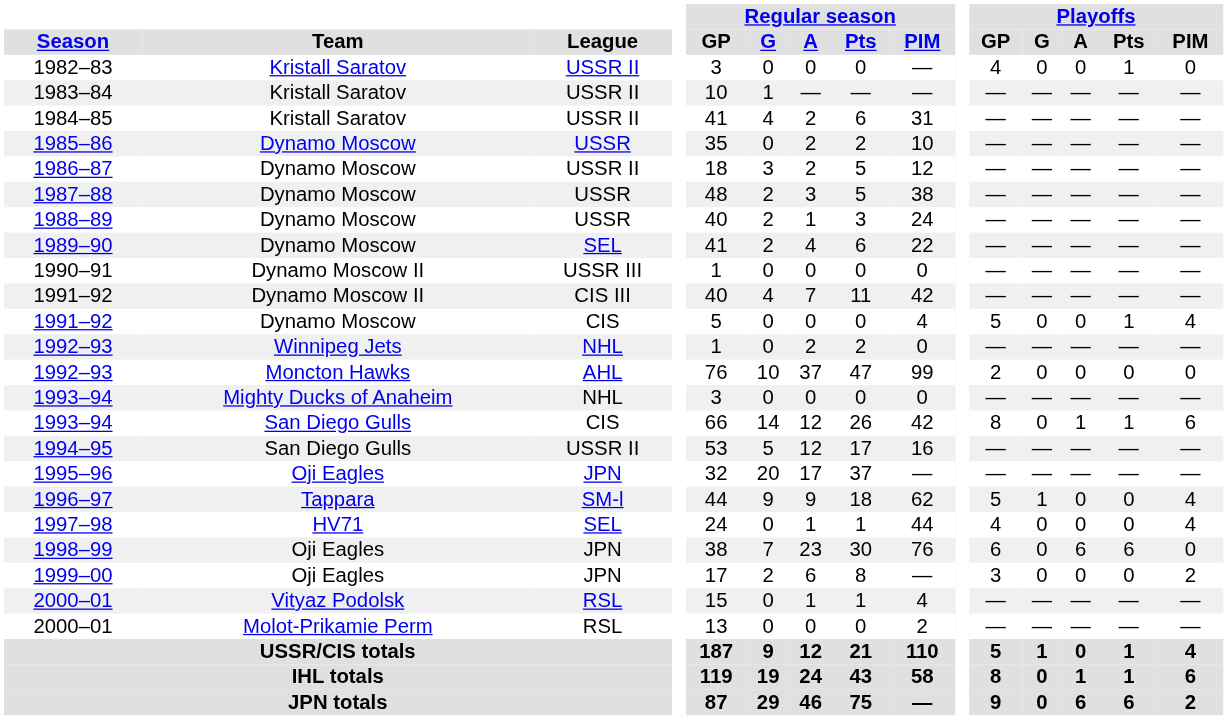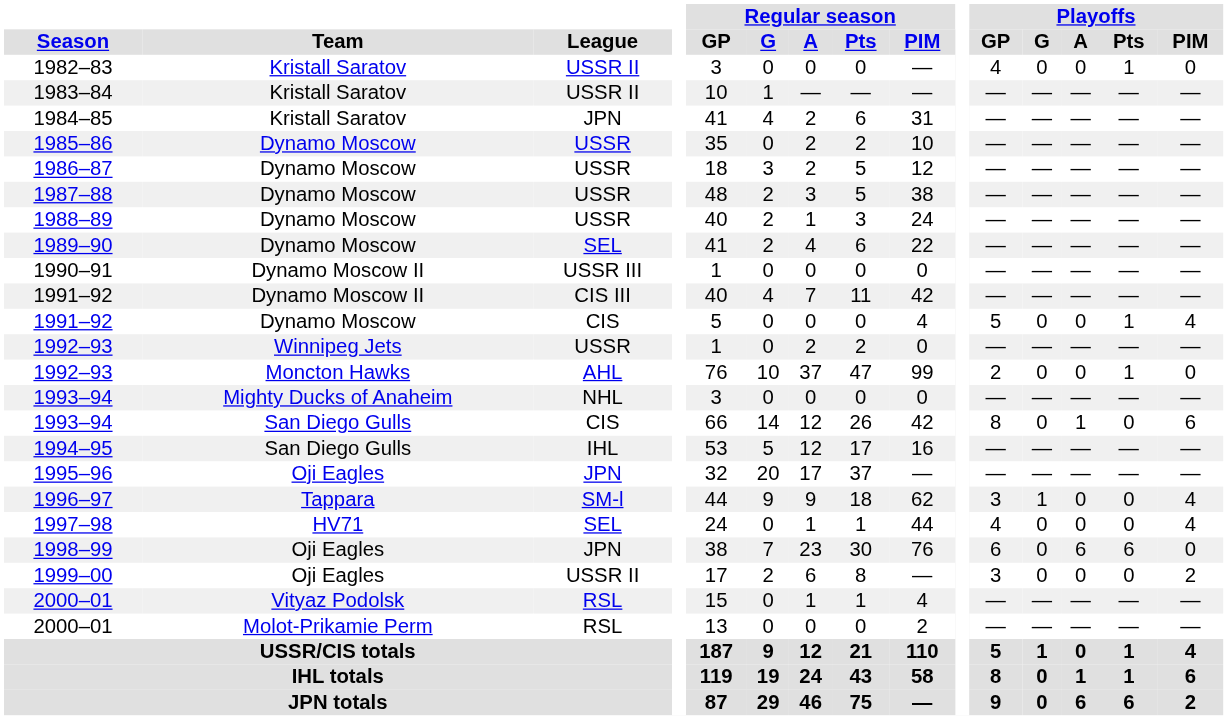(603, 118) USSR II -> (603, 118) JPN
(603, 168) USSR II -> (603, 168) USSR
(603, 346) NHL -> (603, 346) USSR
(1129, 372) 0 -> (1129, 372) 1
(1129, 422) 1 -> (1129, 422) 0
(603, 448) USSR II -> (603, 448) IHL
(996, 499) 5 -> (996, 499) 3
(603, 575) JPN -> (603, 575) USSR II
